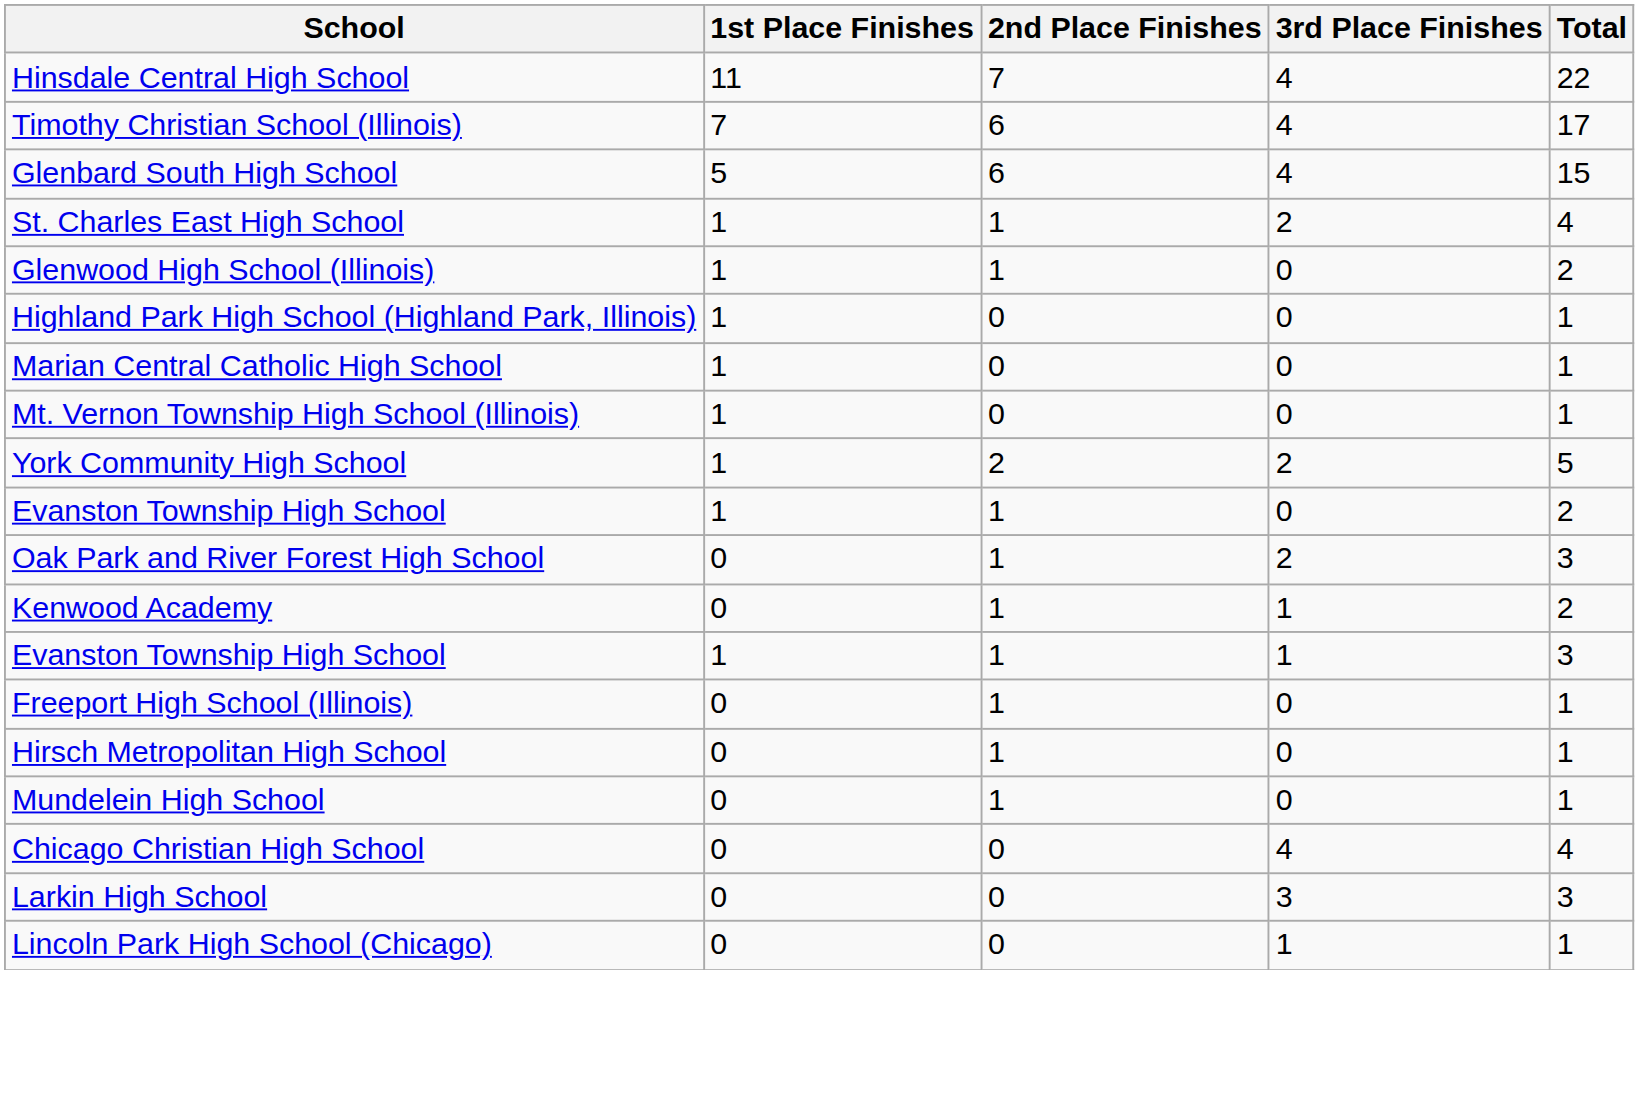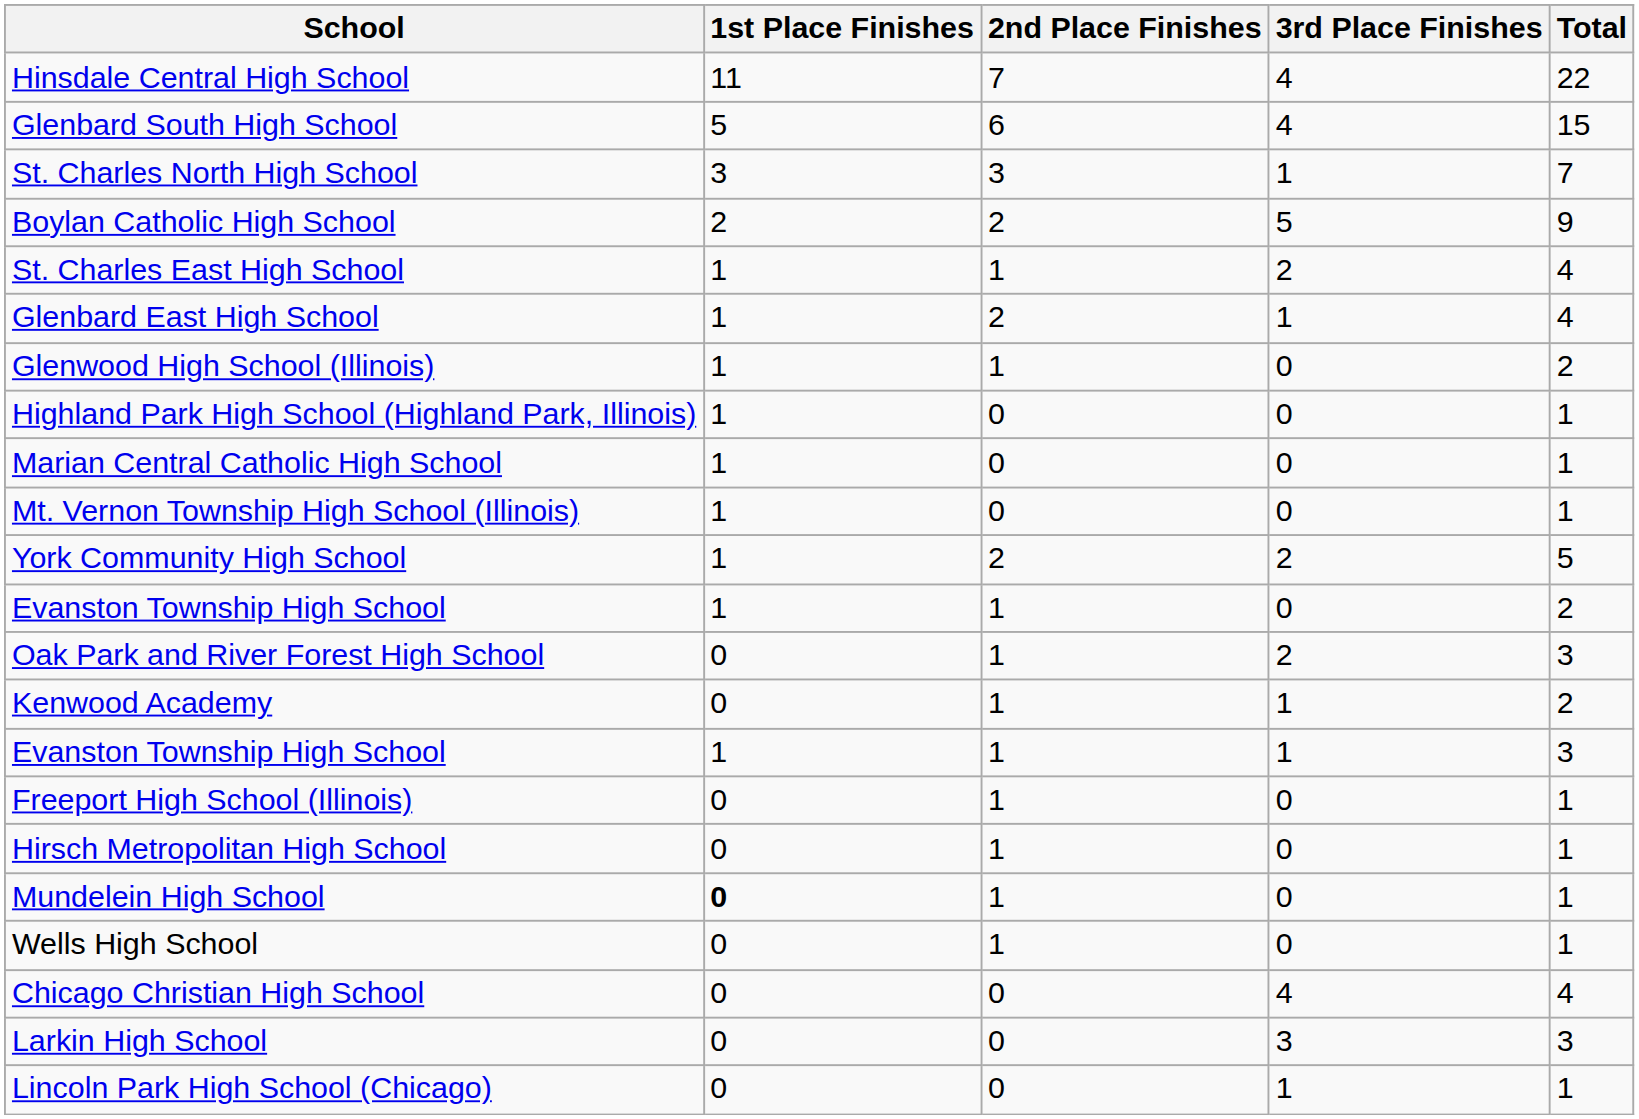- row: (237, 125)
+ row: (215, 173)
+ row: (204, 221)
+ row: (195, 317)
(719, 800) normal -> (719, 896) bold
+ row: (135, 944)
